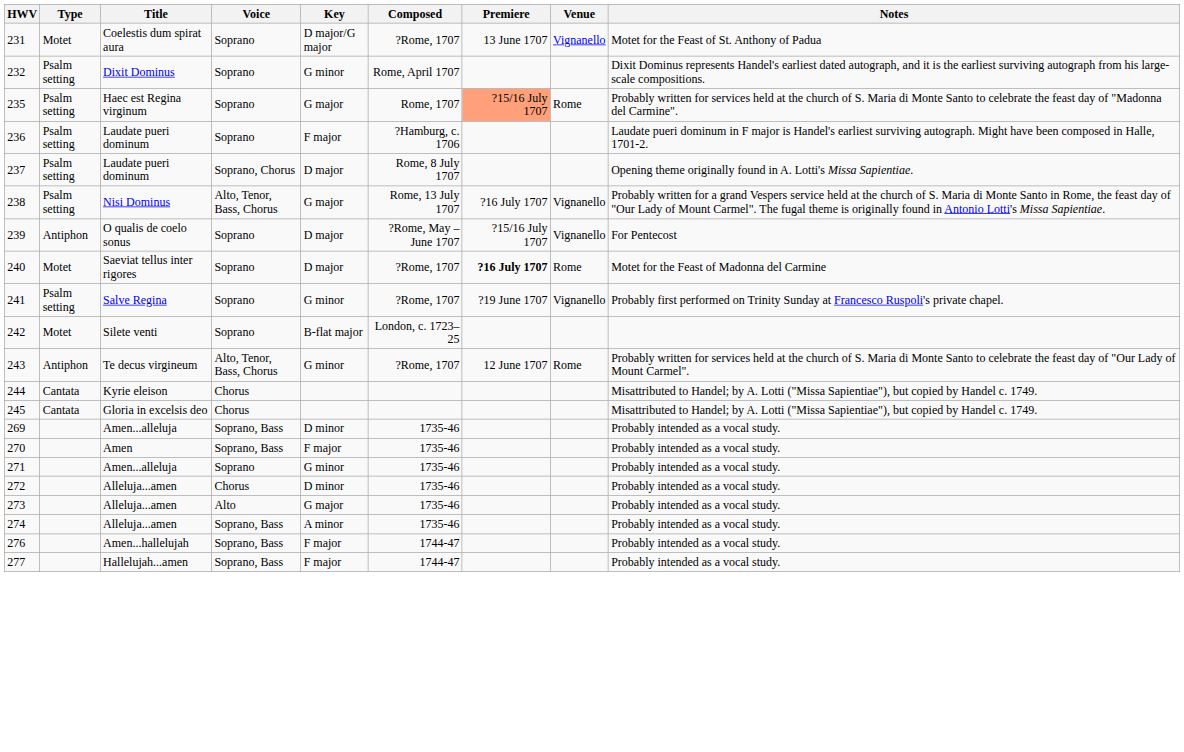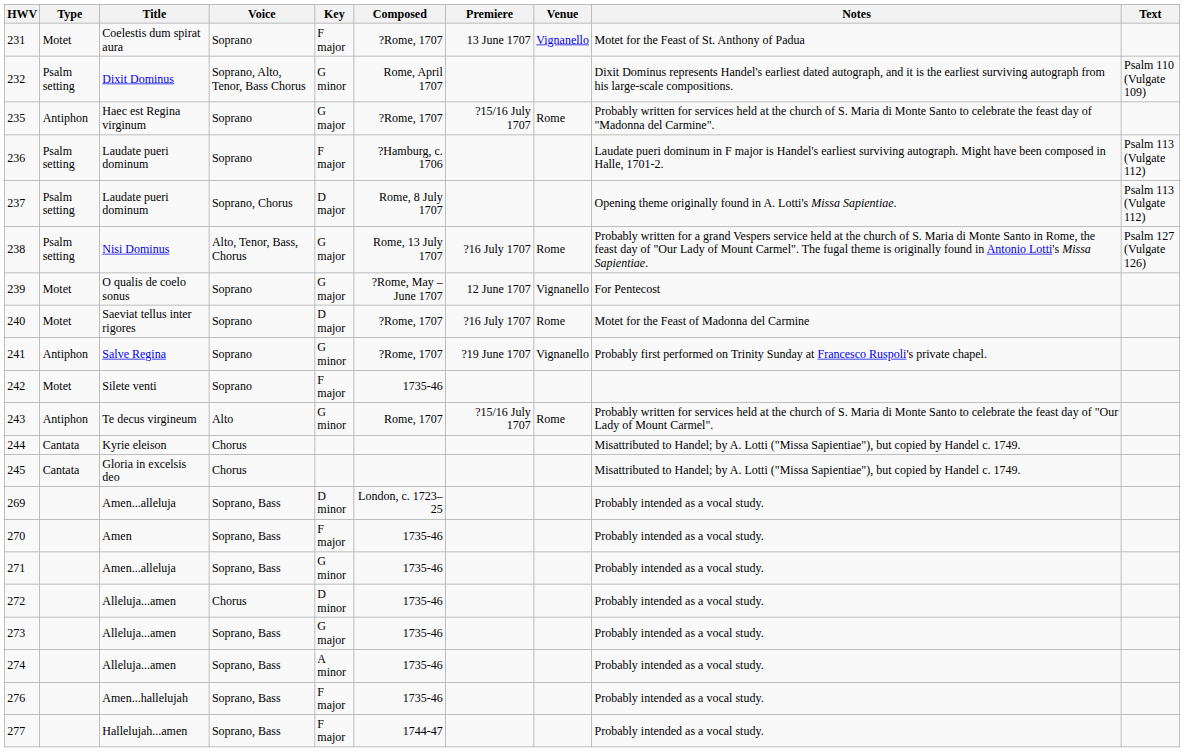+ column: (1150, 14)
(329, 39) D major/G major -> (331, 39) F major
(234, 72) Soprano -> (259, 79) Soprano, Alto, Tenor, Bass Chorus
(59, 104) Psalm setting -> (65, 118) Antiphon
(430, 104) Rome, 1707 -> (411, 118) ?Rome, 1707
(520, 104) lightsalmon background -> (503, 118) no background
(579, 202) Vignanello -> (551, 249) Rome
(65, 234) Antiphon -> (57, 288) Motet
(323, 234) D major -> (331, 288) G major
(520, 234) ?15/16 July 1707 -> (499, 288) 12 June 1707
(512, 267) bold -> (497, 321) normal
(59, 300) Psalm setting -> (65, 354) Antiphon
(333, 332) B-flat major -> (331, 386) F major
(417, 332) London, c. 1723–25 -> (423, 386) 1735-46
(246, 365) Alto, Tenor, Bass, Chorus -> (223, 419) Alto
(427, 365) ?Rome, 1707 -> (413, 419) Rome, 1707
(515, 365) 12 June 1707 -> (503, 419) ?15/16 July 1707
(439, 428) 1735-46 -> (400, 503) London, c. 1723–25
(234, 467) Soprano -> (246, 568) Soprano, Bass
(225, 505) Alto -> (246, 633) Soprano, Bass
(439, 543) 1744-47 -> (423, 698) 1735-46
